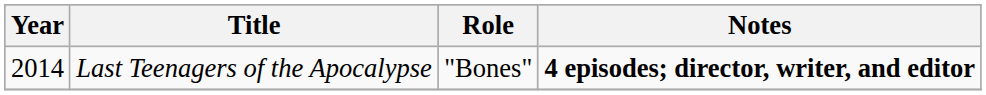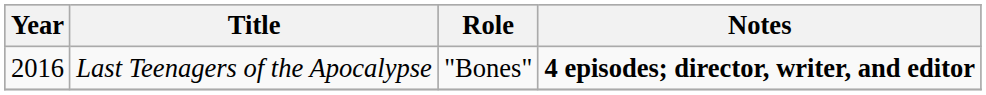(38, 67) 2014 -> (38, 67) 2016
